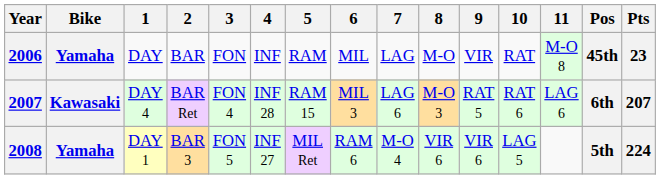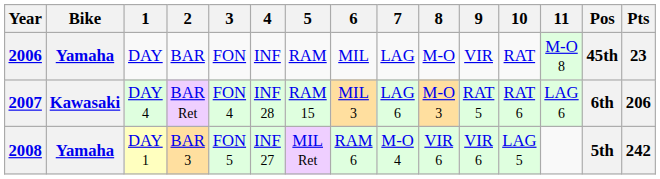(638, 103) 207 -> (638, 103) 206
(638, 150) 224 -> (638, 150) 242
